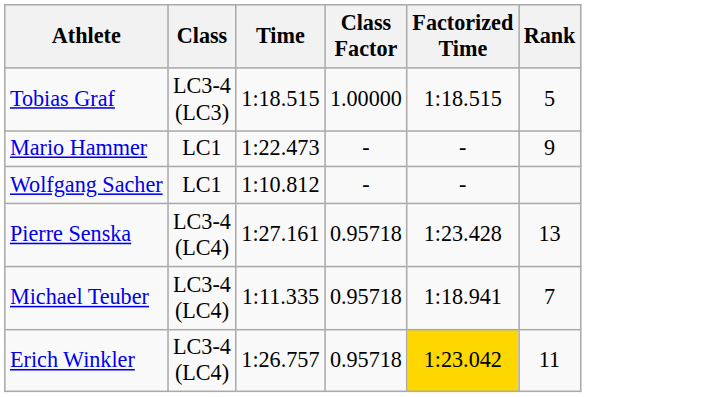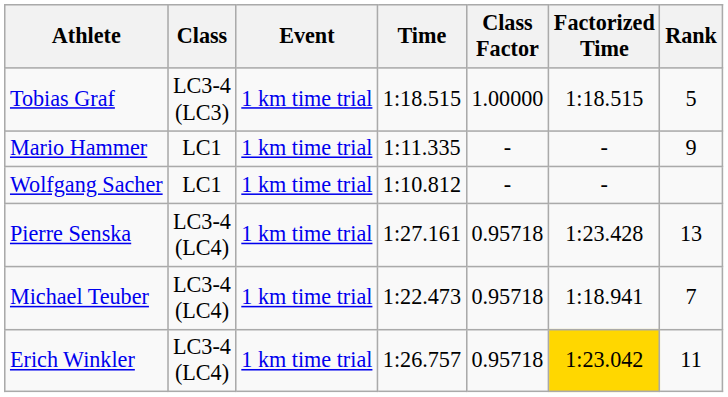+ column: (307, 36)
(280, 148) 1:22.473 -> (422, 148) 1:11.335
(280, 297) 1:11.335 -> (422, 297) 1:22.473
